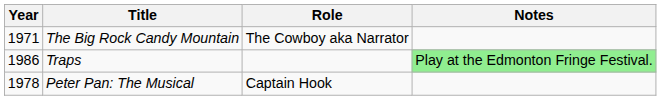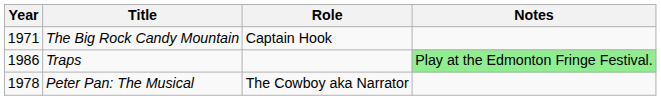(327, 38) The Cowboy aka Narrator -> (289, 38) Captain Hook
(289, 83) Captain Hook -> (327, 83) The Cowboy aka Narrator
